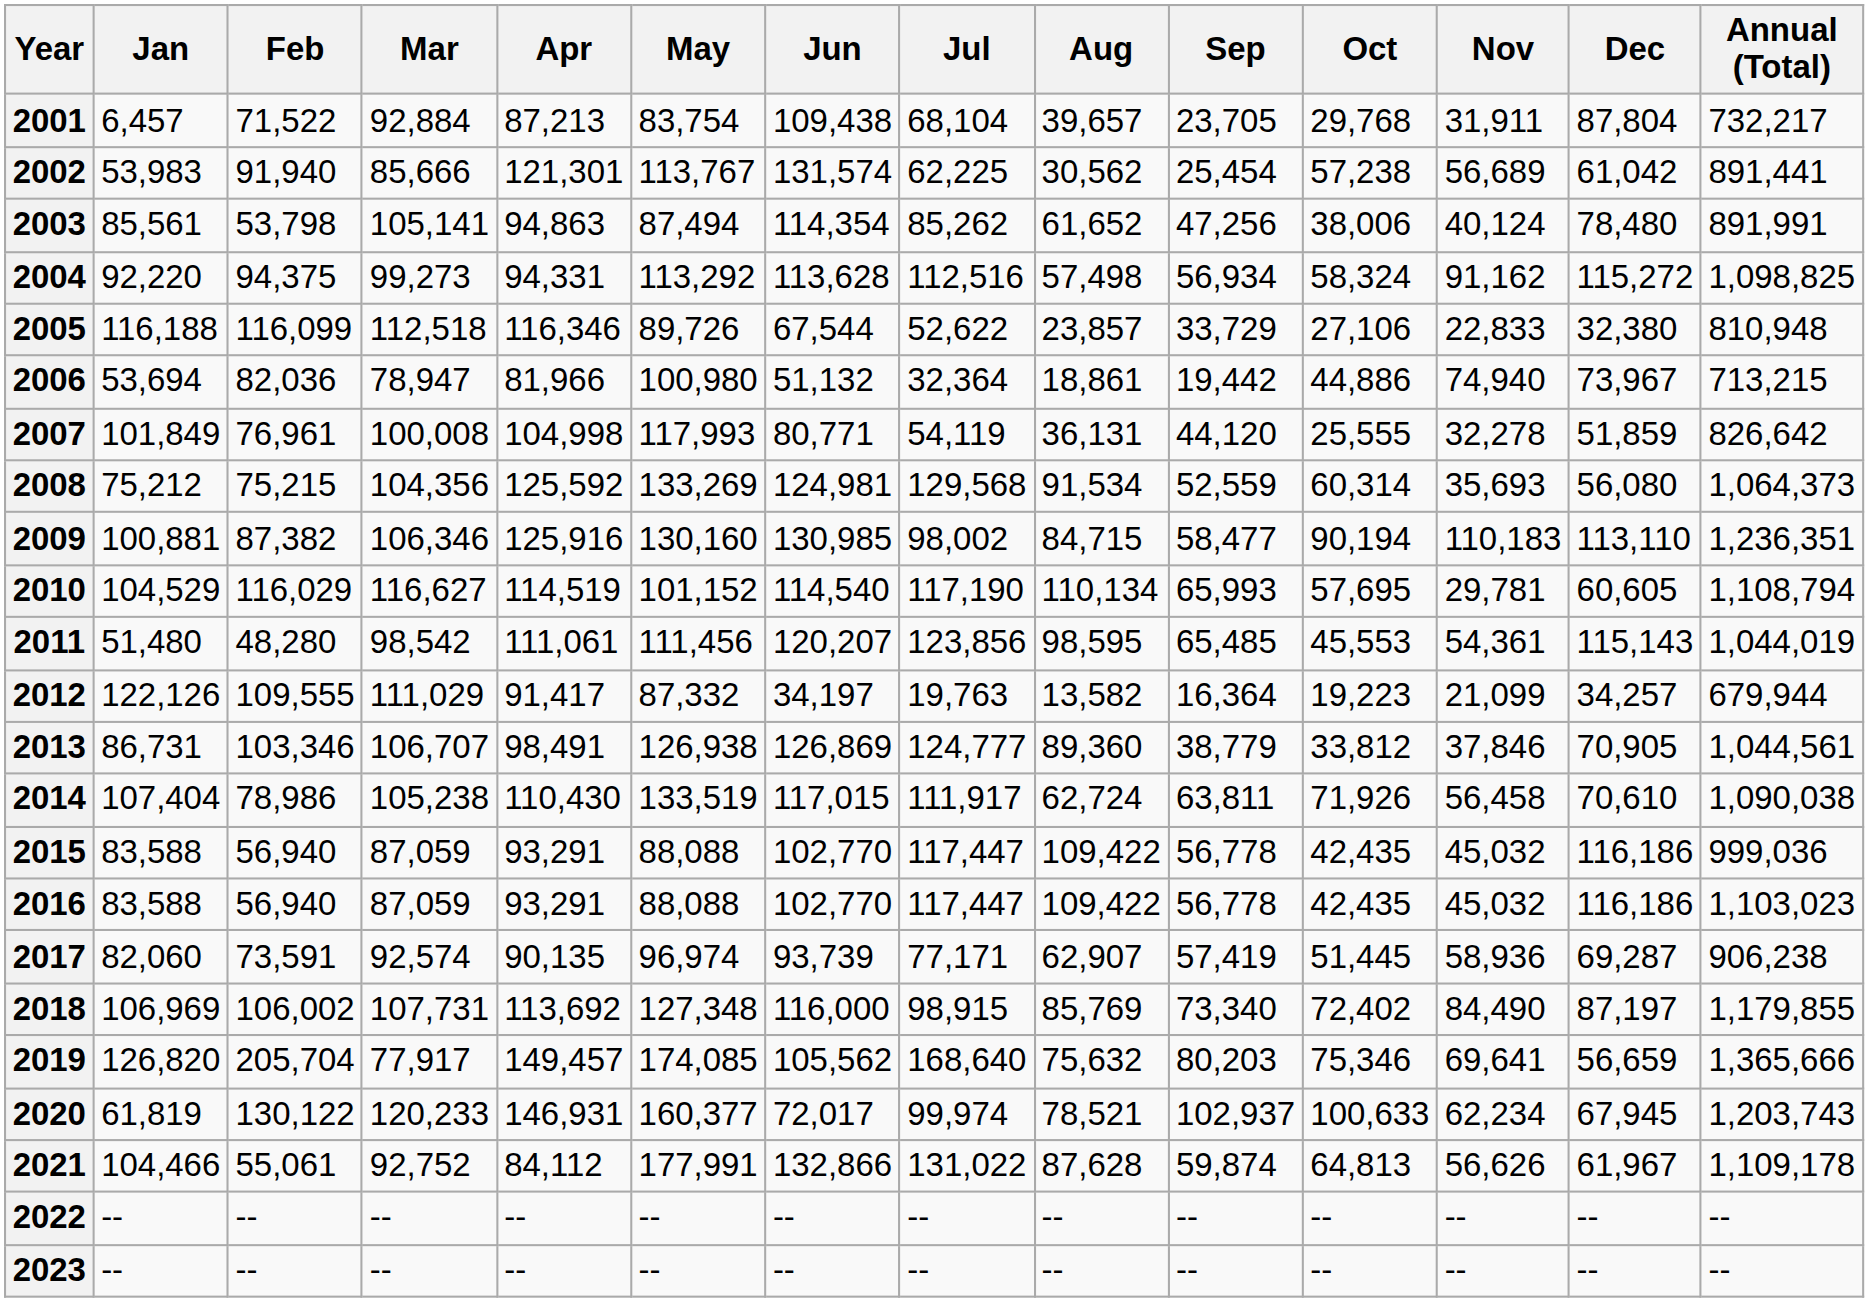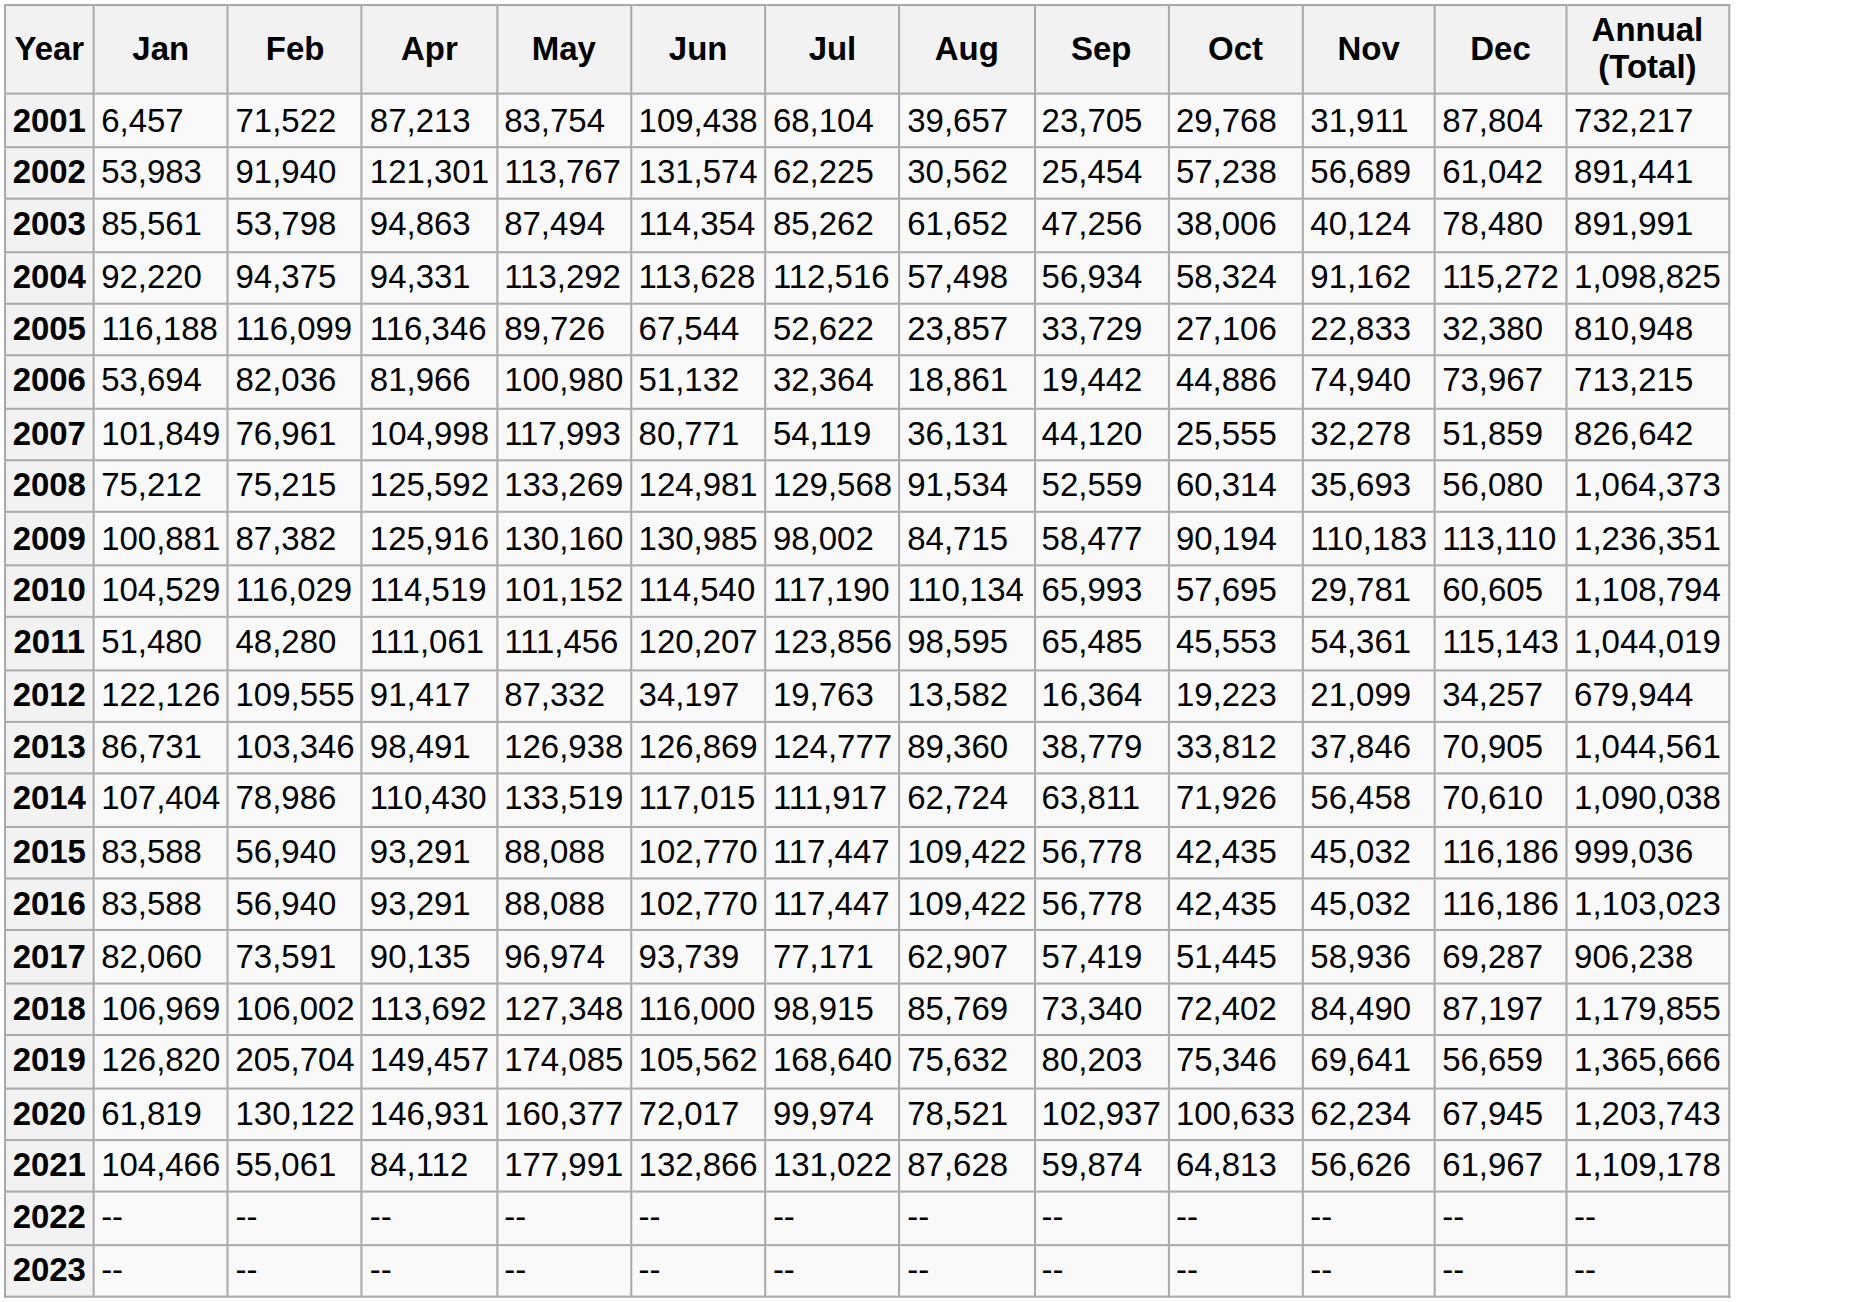- column: (429, 49)
